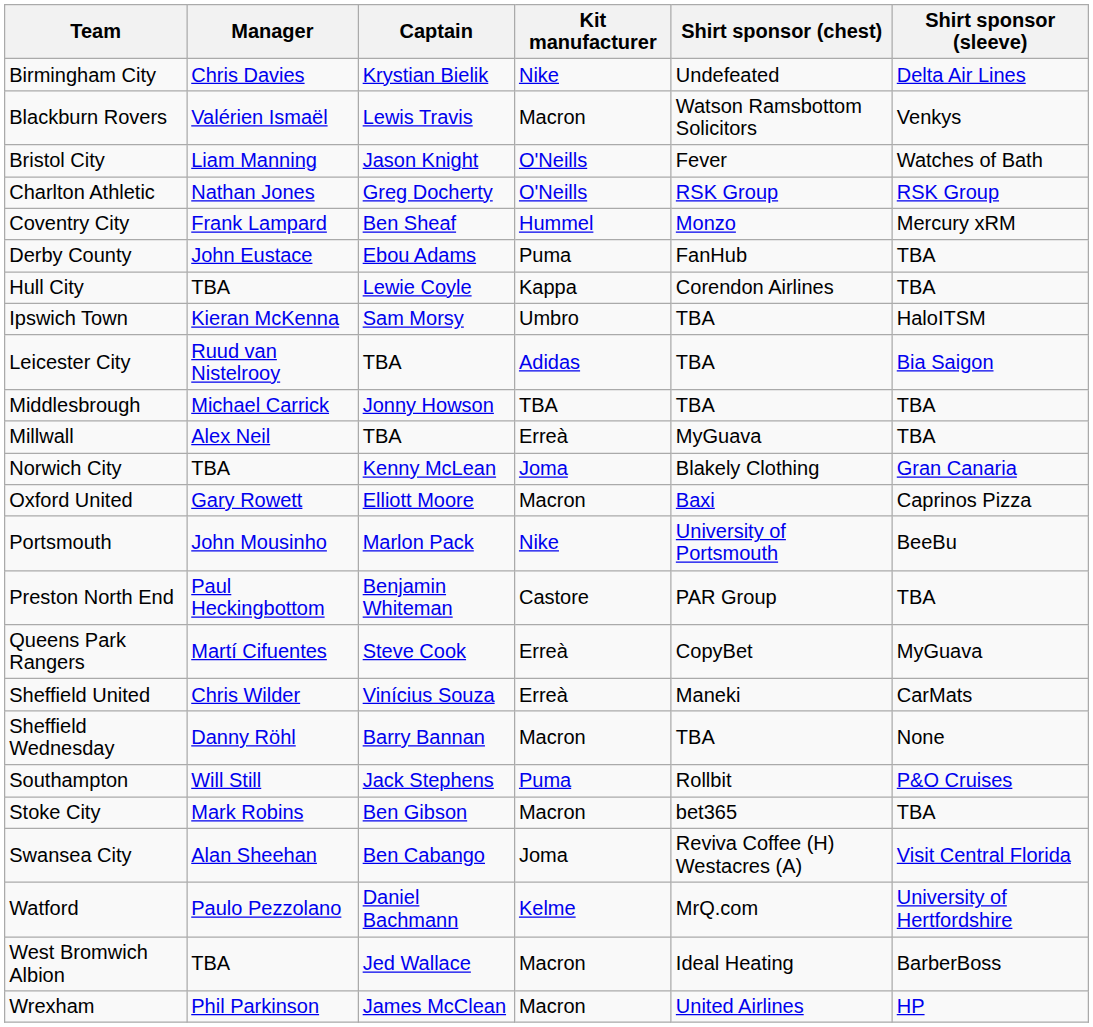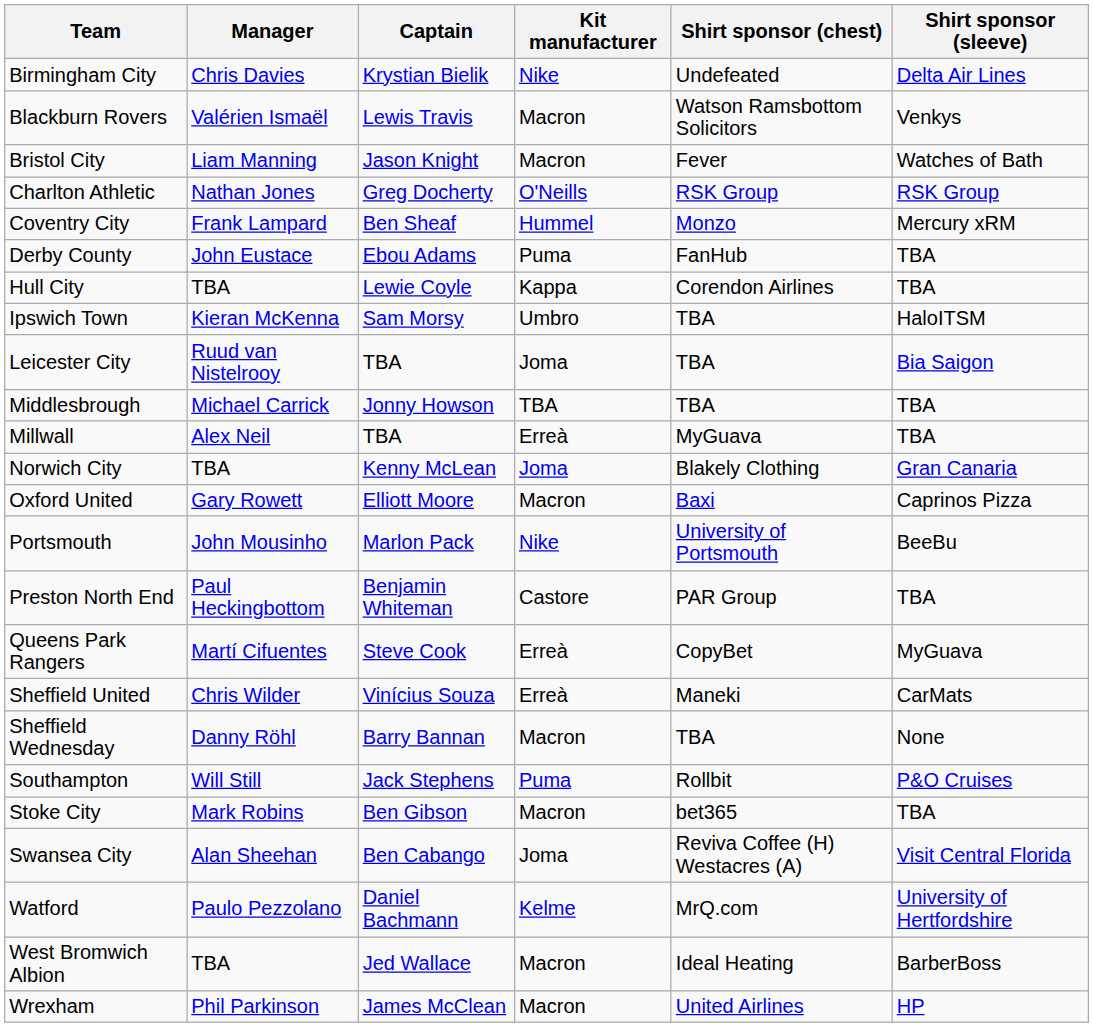(553, 160) O'Neills -> (552, 160) Macron
(550, 362) Adidas -> (543, 362) Joma
